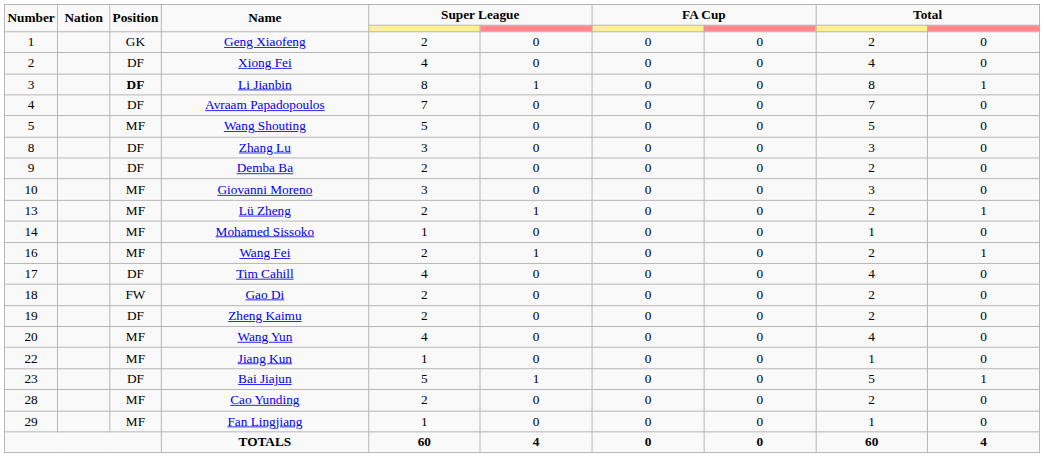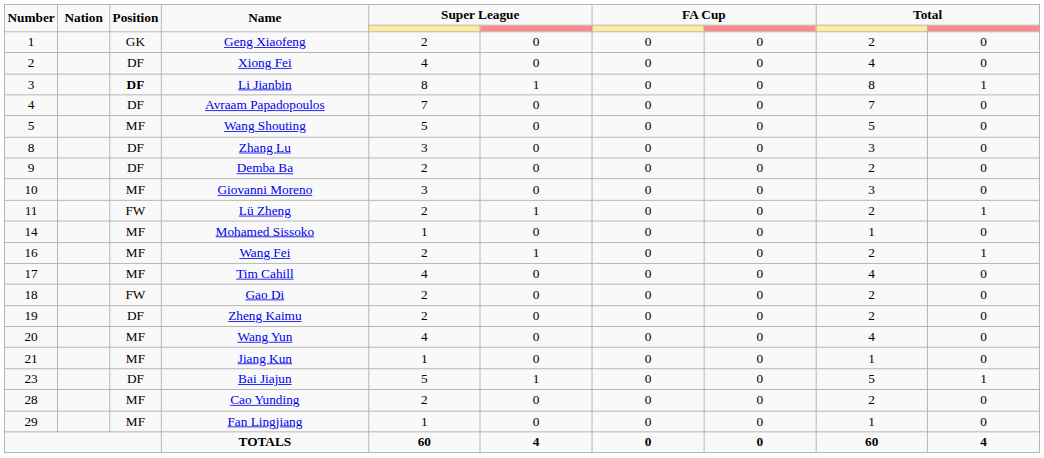(31, 210) 13 -> (31, 210) 11
(135, 210) MF -> (135, 210) FW
(135, 273) DF -> (135, 273) MF
(31, 358) 22 -> (31, 358) 21
